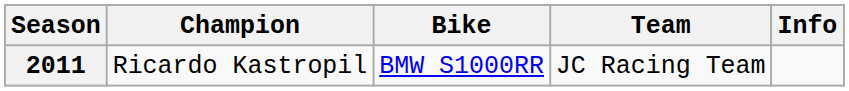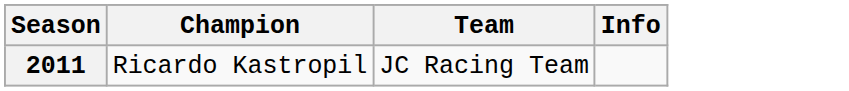- column: (462, 25)
